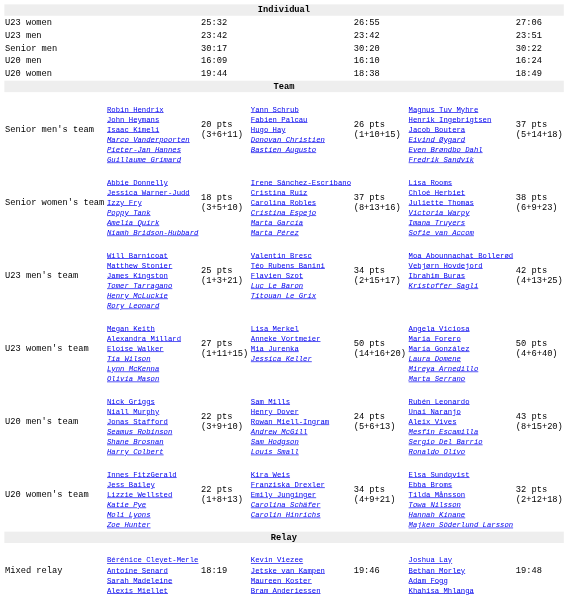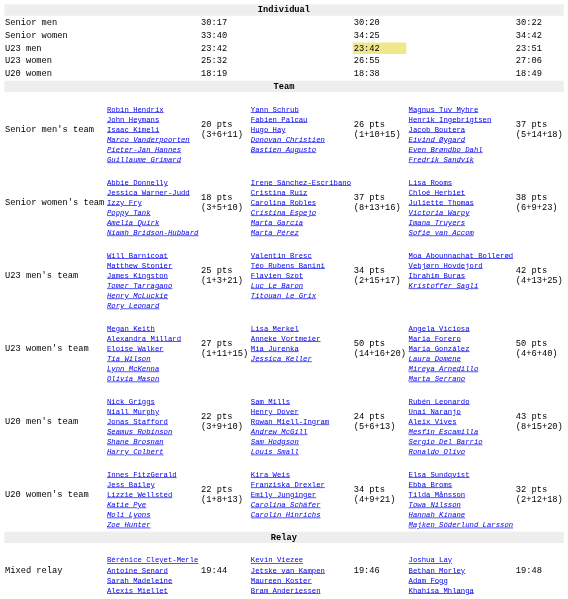rows swapped: (31, 48) <-> (29, 23)
+ row: (36, 35)
(367, 35) no background -> (367, 48) khaki background
- row: (23, 61)
(214, 74) 19:44 -> (214, 74) 18:19
(214, 570) 18:19 -> (214, 570) 19:44
